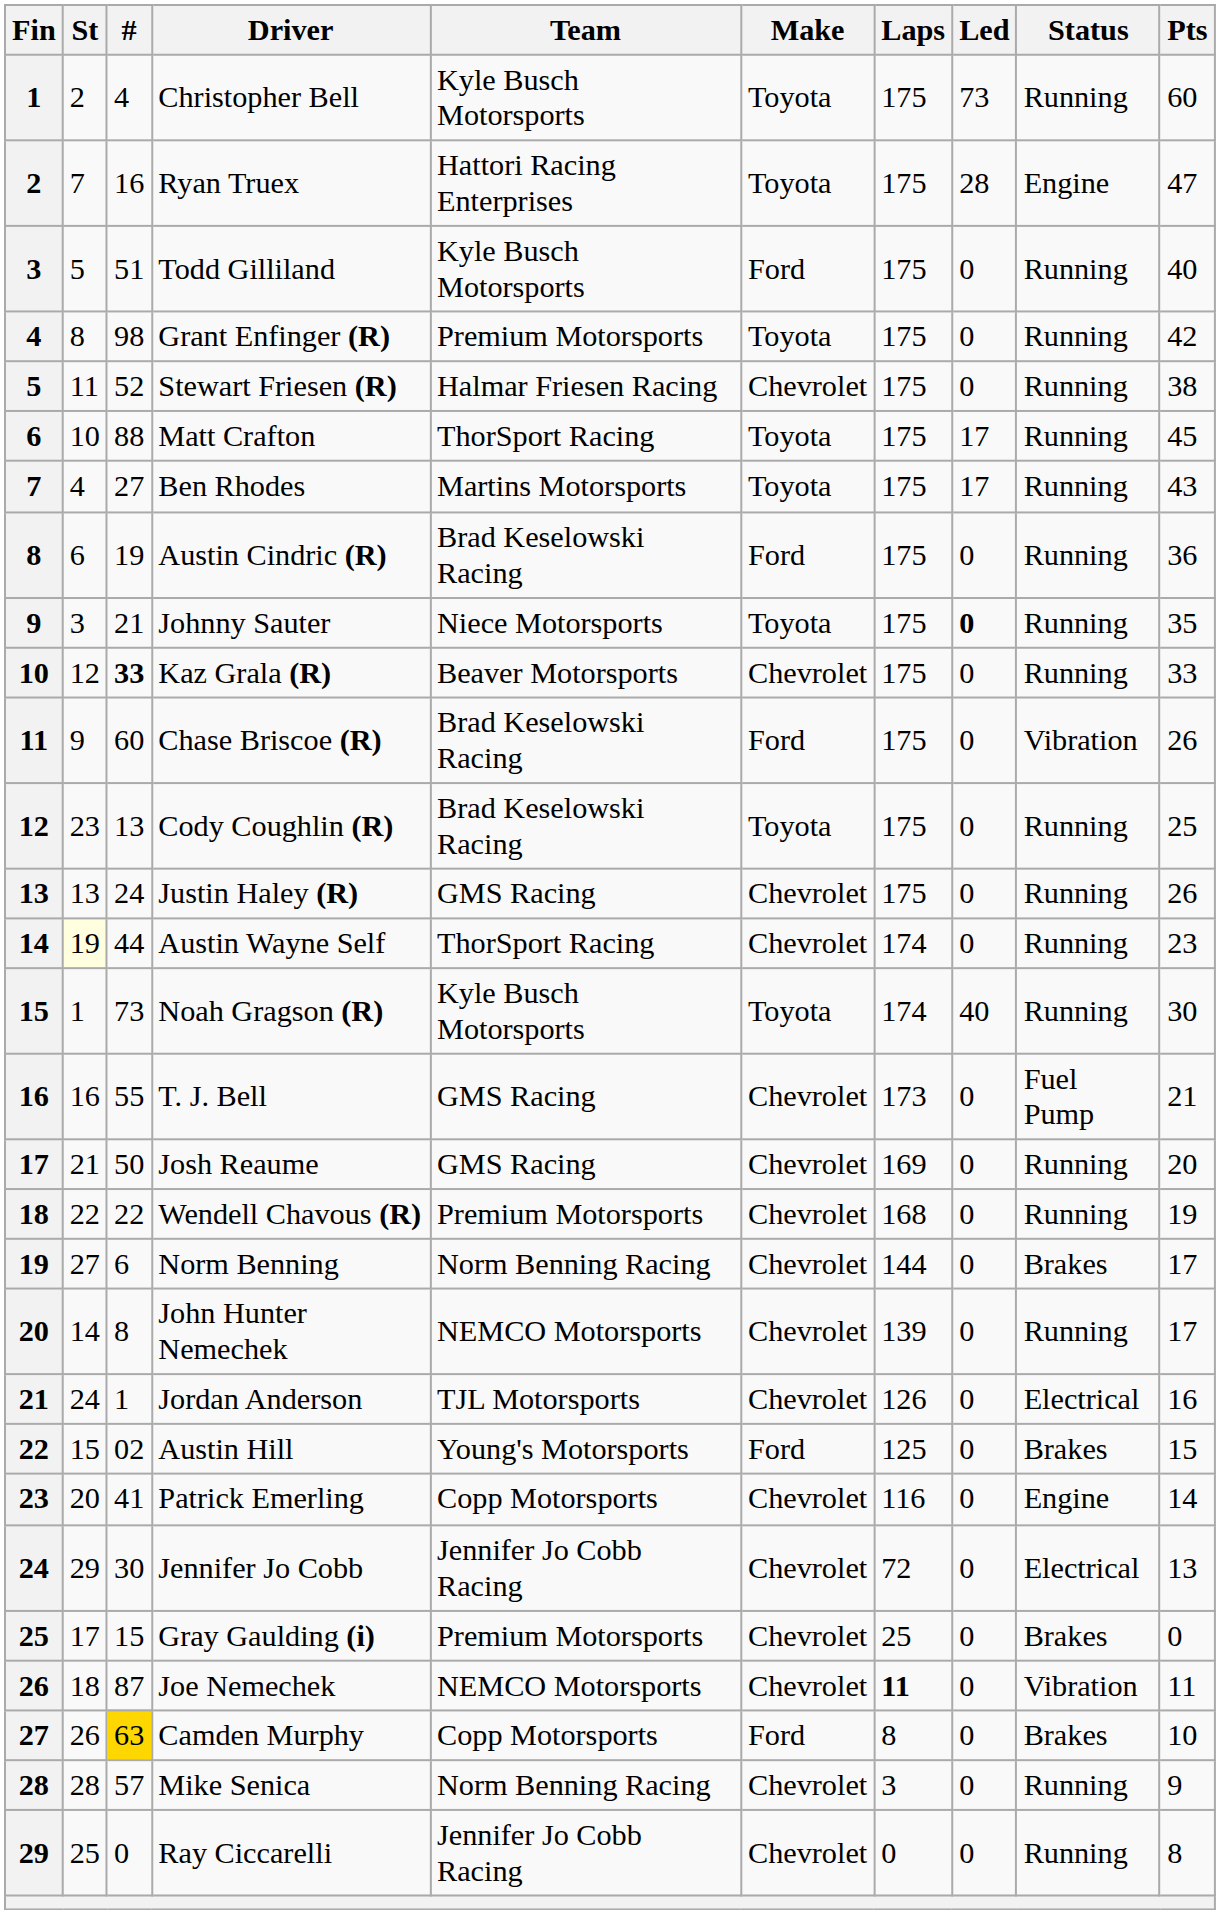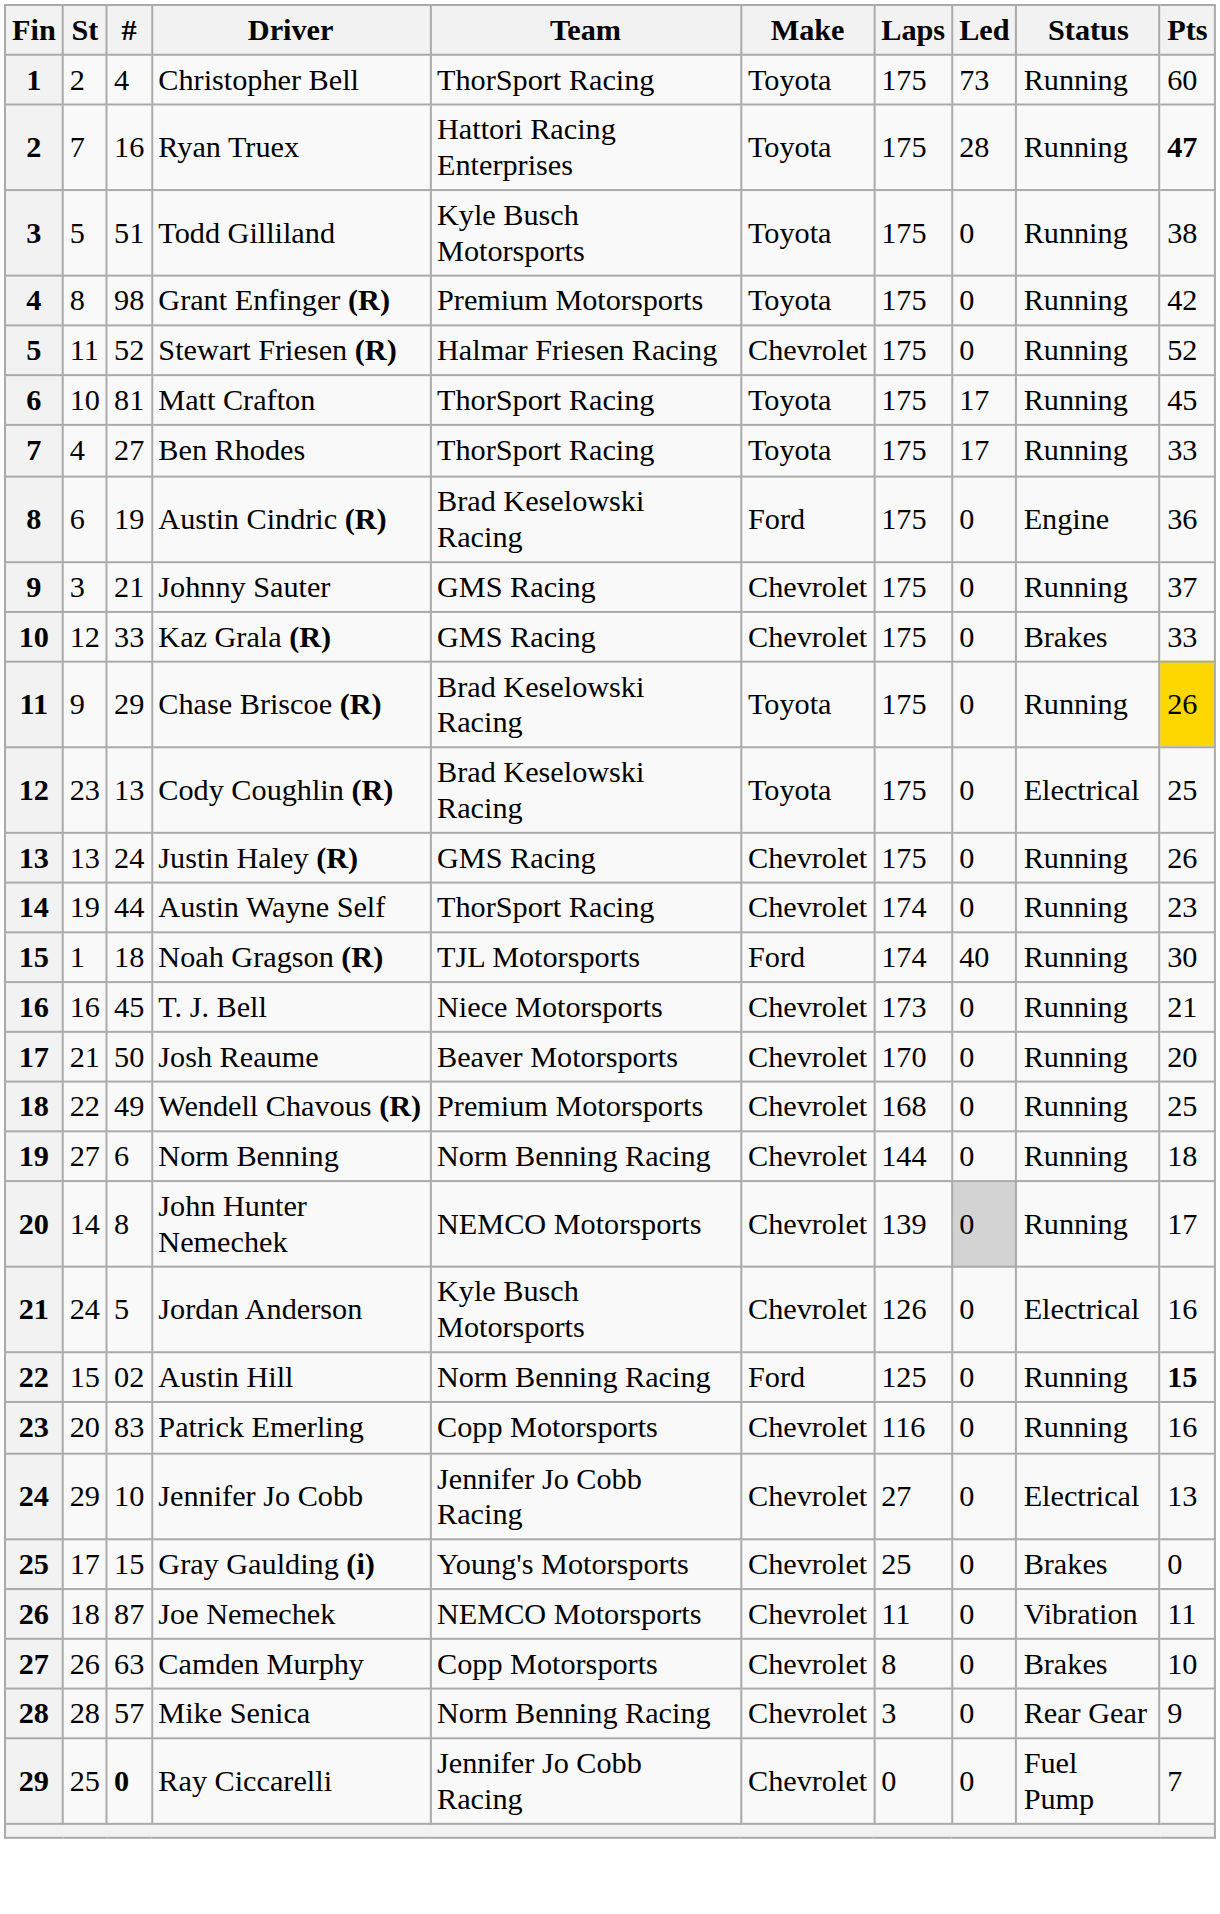(511, 97) Kyle Busch Motorsports -> (546, 79) ThorSport Racing
(1066, 183) Engine -> (1076, 147) Running
(1182, 183) normal -> (1182, 147) bold
(777, 268) Ford -> (790, 232) Toyota
(1182, 268) 40 -> (1182, 232) 38
(1182, 386) 38 -> (1182, 350) 52
(129, 436) 88 -> (129, 400) 81
(562, 486) Martins Motorsports -> (546, 450) ThorSport Racing
(1182, 486) 43 -> (1182, 450) 33
(1076, 553) Running -> (1066, 518) Engine
(550, 621) Niece Motorsports -> (516, 585) GMS Racing
(790, 621) Toyota -> (808, 585) Chevrolet
(967, 621) bold -> (967, 585) normal
(1182, 621) 35 -> (1182, 585) 37
(129, 671) bold -> (129, 635) normal
(557, 671) Beaver Motorsports -> (516, 635) GMS Racing
(1076, 671) Running -> (1066, 635) Brakes
(129, 739) 60 -> (129, 703) 29
(777, 739) Ford -> (790, 703) Toyota
(1081, 739) Vibration -> (1076, 703) Running
(1182, 739) no background -> (1182, 703) gold background
(1076, 825) Running -> (1082, 789) Electrical
(85, 942) lightyellow background -> (85, 906) no background
(129, 1010) 73 -> (129, 956) 18
(511, 1010) Kyle Busch Motorsports -> (538, 956) TJL Motorsports
(790, 1010) Toyota -> (777, 956) Ford
(129, 1096) 55 -> (129, 1006) 45
(516, 1096) GMS Racing -> (550, 1006) Niece Motorsports
(1059, 1096) Fuel Pump -> (1076, 1006) Running
(516, 1164) GMS Racing -> (557, 1056) Beaver Motorsports
(904, 1164) 169 -> (904, 1056) 170
(129, 1213) 22 -> (129, 1106) 49
(1182, 1213) 19 -> (1182, 1106) 25
(1066, 1263) Brakes -> (1076, 1156) Running
(1182, 1263) 17 -> (1182, 1156) 18
(967, 1331) no background -> (967, 1224) lightgrey background
(122, 1399) 1 -> (122, 1309) 5
(538, 1399) TJL Motorsports -> (511, 1309) Kyle Busch Motorsports
(563, 1449) Young's Motorsports -> (574, 1377) Norm Benning Racing
(1066, 1449) Brakes -> (1076, 1377) Running
(1182, 1449) normal -> (1182, 1377) bold
(129, 1499) 41 -> (129, 1427) 83
(1066, 1499) Engine -> (1076, 1427) Running
(1182, 1499) 14 -> (1182, 1427) 16
(129, 1566) 30 -> (129, 1495) 10
(896, 1566) 72 -> (896, 1495) 27
(570, 1634) Premium Motorsports -> (563, 1563) Young's Motorsports
(896, 1684) bold -> (896, 1612) normal
(129, 1734) gold background -> (129, 1662) no background
(777, 1734) Ford -> (808, 1662) Chevrolet
(1076, 1784) Running -> (1085, 1712) Rear Gear
(122, 1852) normal -> (122, 1780) bold
(1076, 1852) Running -> (1059, 1780) Fuel Pump
(1175, 1852) 8 -> (1175, 1780) 7
